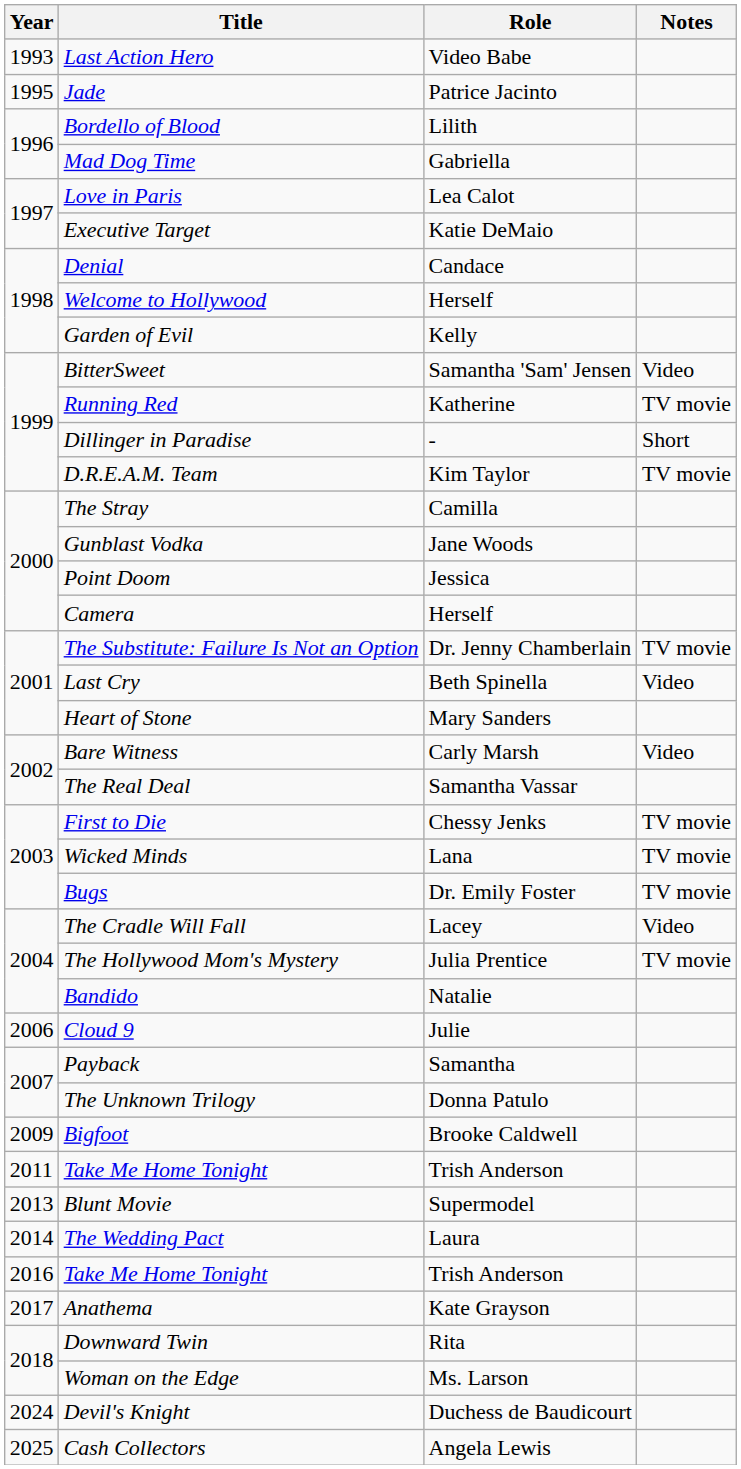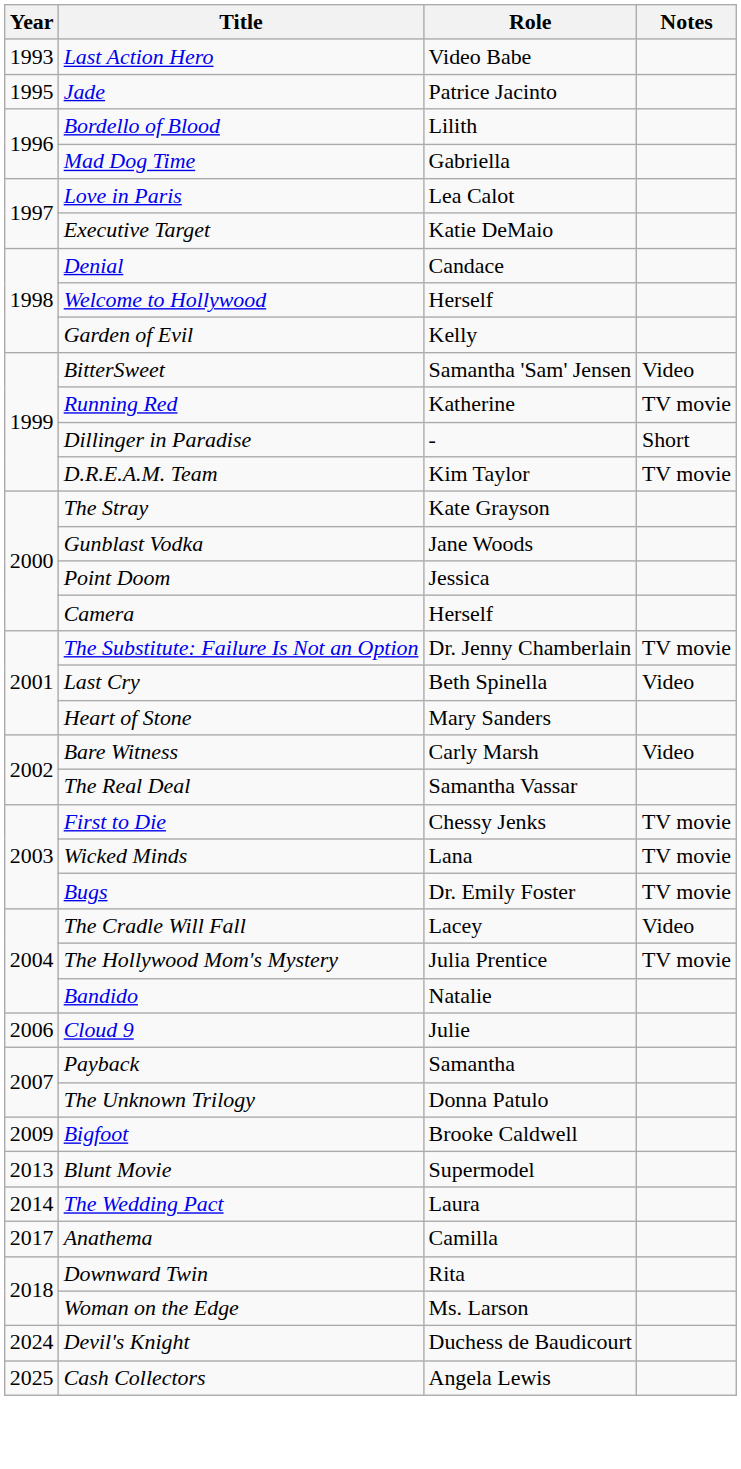(463, 508) Camilla -> (489, 508) Kate Grayson
- row: (31, 1169)
- row: (32, 1273)
(489, 1308) Kate Grayson -> (463, 1238) Camilla
